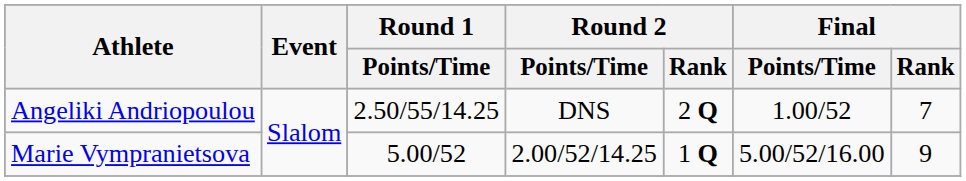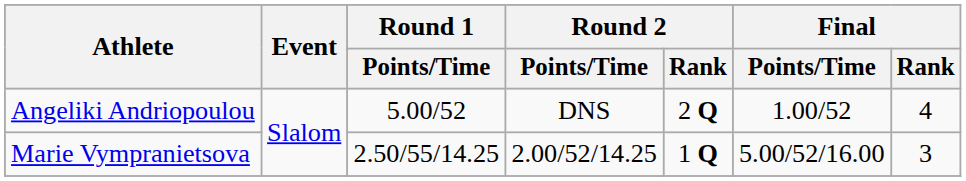(426, 110) 2.50/55/14.25 -> (426, 110) 5.00/52
(926, 110) 7 -> (926, 110) 4
(426, 153) 5.00/52 -> (426, 153) 2.50/55/14.25
(926, 153) 9 -> (926, 153) 3
